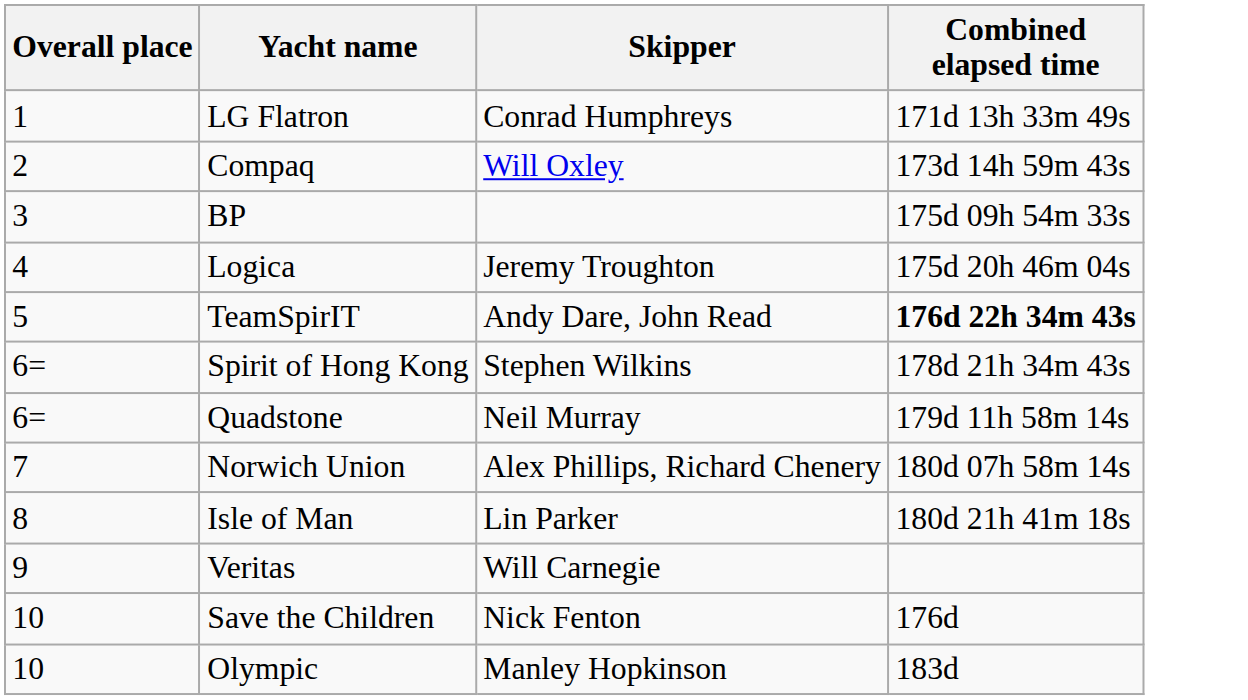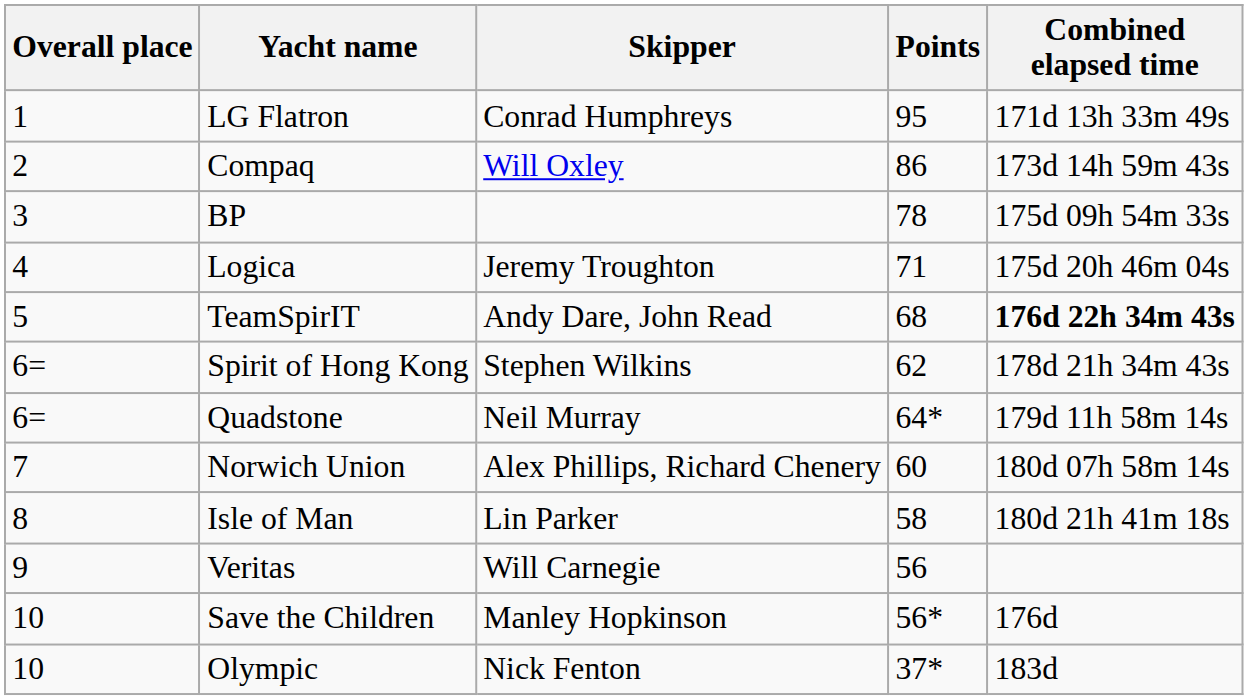+ column: (938, 47)
(562, 617) Nick Fenton -> (605, 617) Manley Hopkinson
(605, 668) Manley Hopkinson -> (562, 668) Nick Fenton
